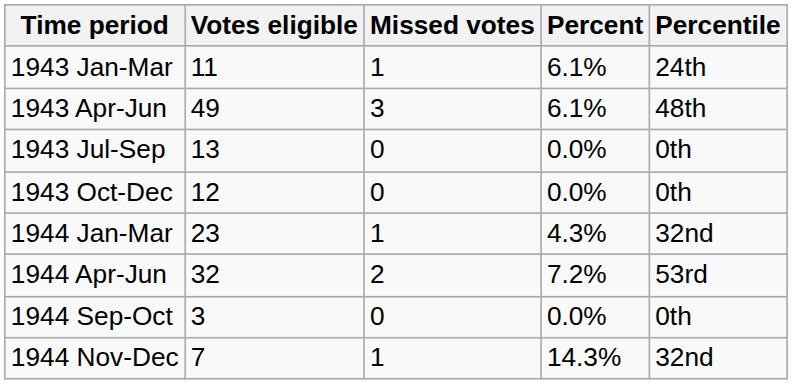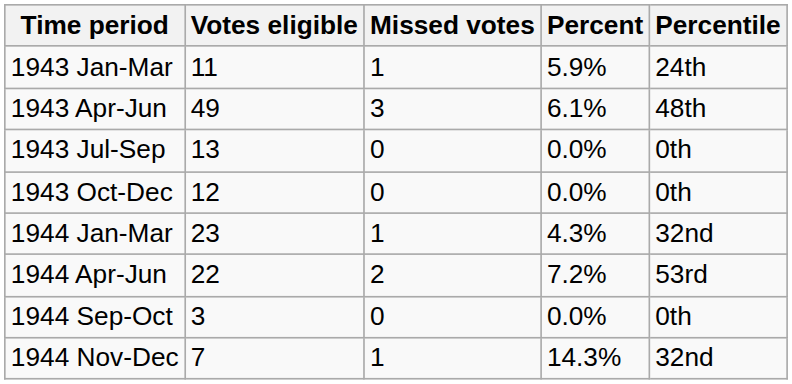(577, 66) 6.1% -> (577, 66) 5.9%
(205, 274) 32 -> (205, 274) 22
